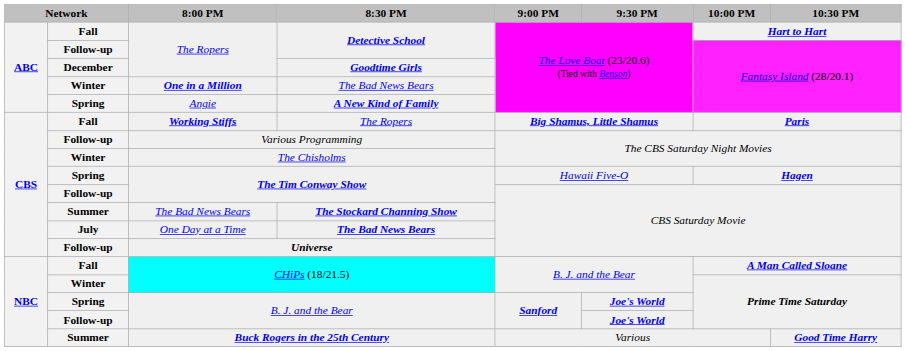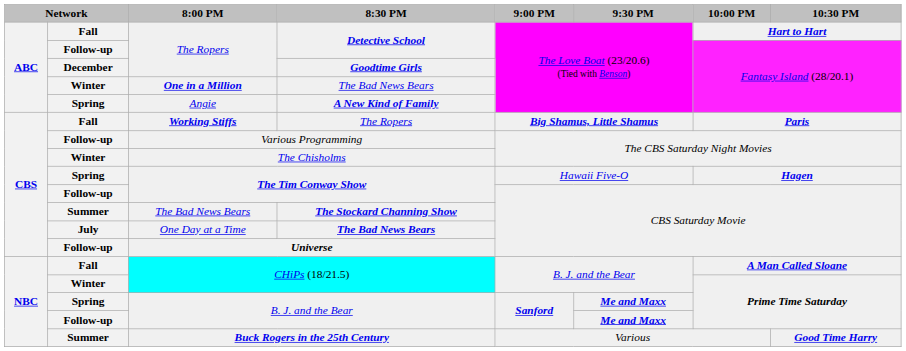(637, 301) Joe's World -> (633, 301) Me and Maxx
(637, 319) Joe's World -> (633, 319) Me and Maxx
